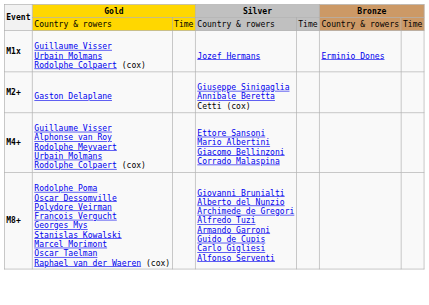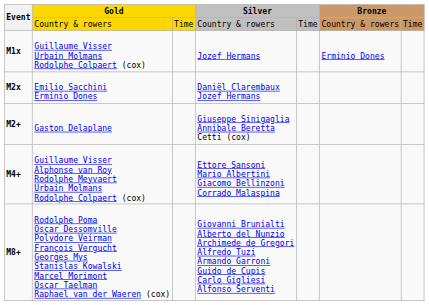+ row: (14, 87)
